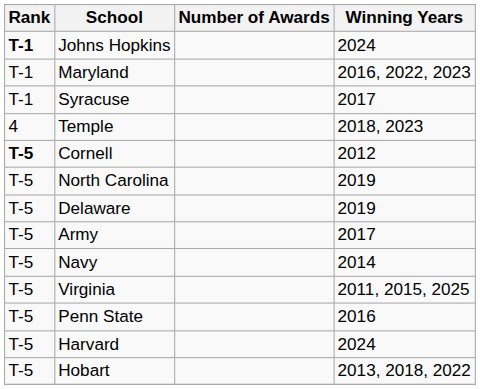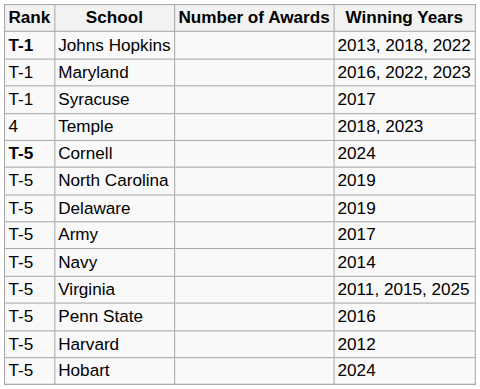(357, 45) 2024 -> (404, 45) 2013, 2018, 2022
(357, 153) 2012 -> (357, 153) 2024
(357, 343) 2024 -> (357, 343) 2012
(404, 371) 2013, 2018, 2022 -> (357, 371) 2024
